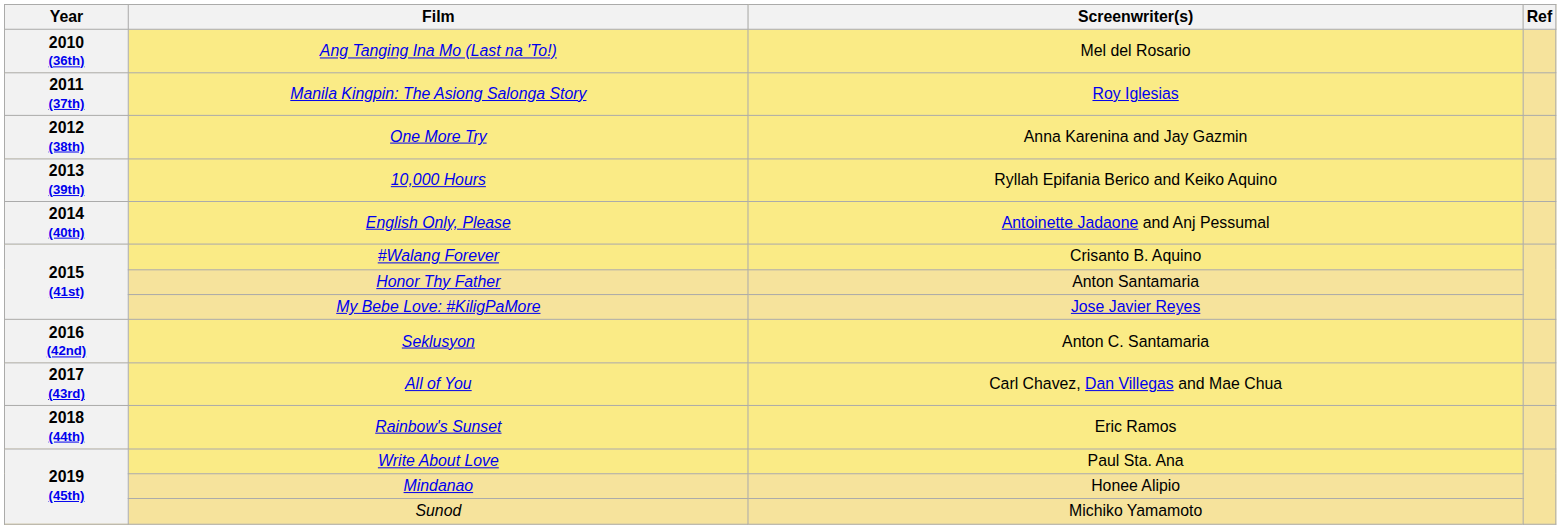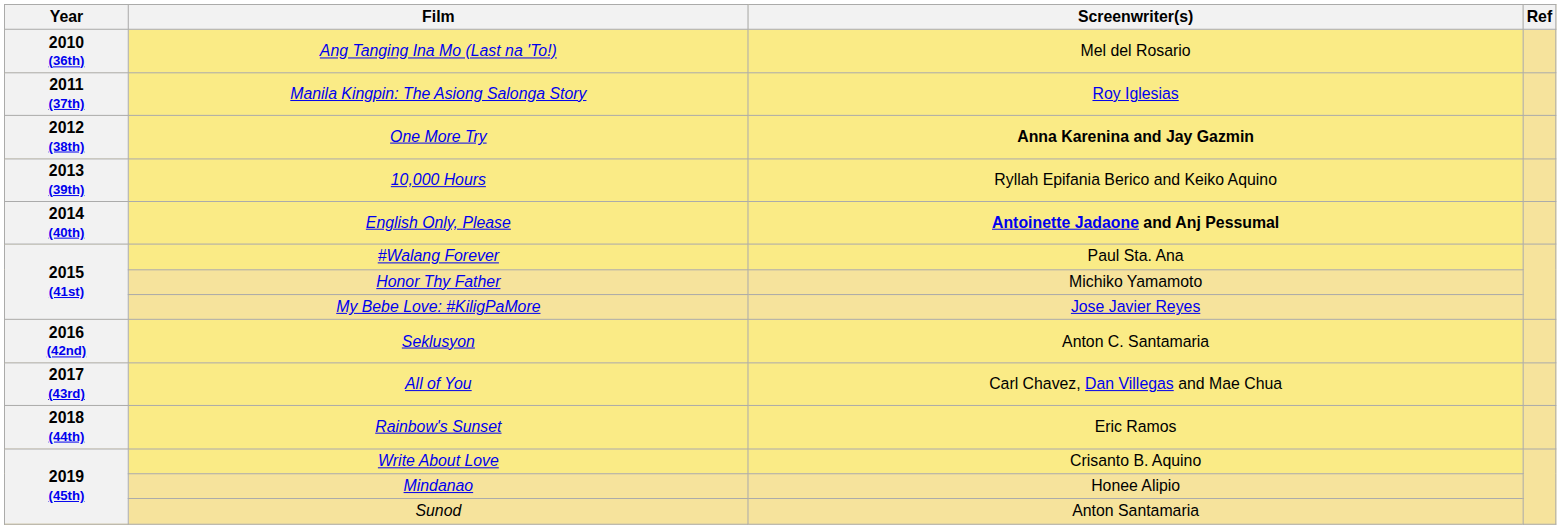(1136, 136) normal -> (1136, 136) bold
(1136, 222) normal -> (1136, 222) bold
(1136, 256) Crisanto B. Aquino -> (1136, 256) Paul Sta. Ana
(1136, 282) Anton Santamaria -> (1136, 282) Michiko Yamamoto
(1136, 461) Paul Sta. Ana -> (1136, 461) Crisanto B. Aquino
(1136, 511) Michiko Yamamoto -> (1136, 511) Anton Santamaria
